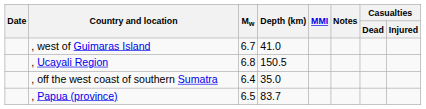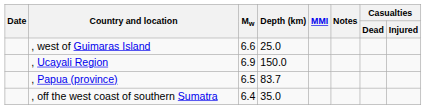(248, 46) 6.7 -> (248, 46) 6.6
(271, 46) 41.0 -> (271, 46) 25.0
(248, 63) 6.8 -> (248, 63) 6.9
(273, 63) 150.5 -> (273, 63) 150.0
rows swapped: (124, 79) <-> (74, 96)
